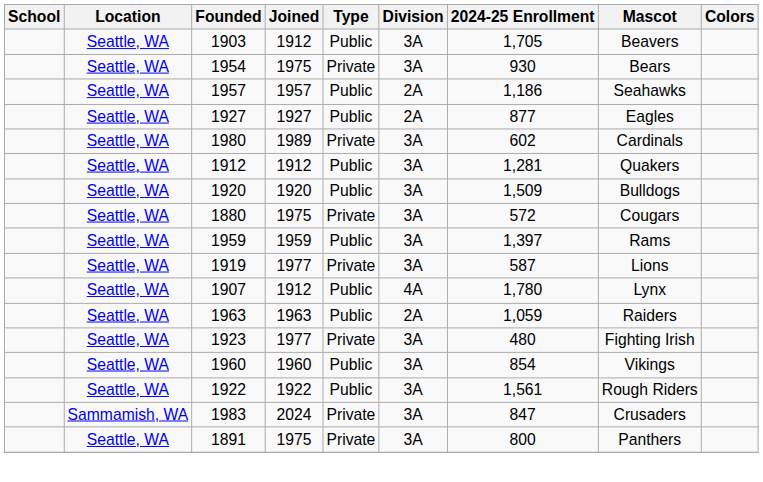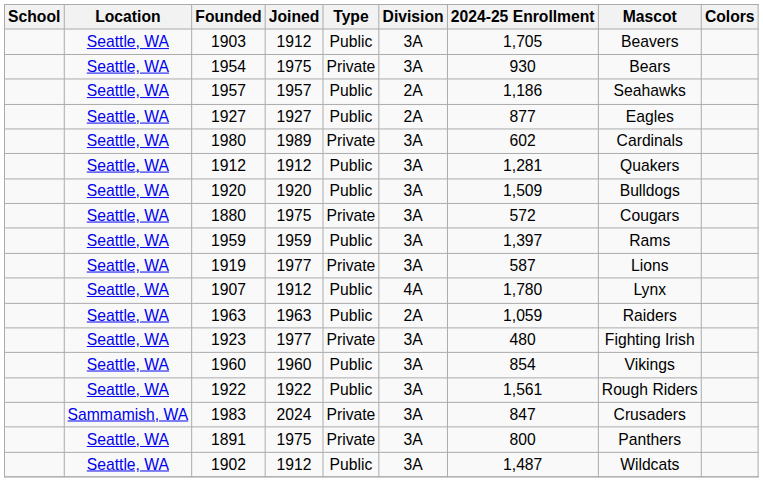+ row: (228, 464)
